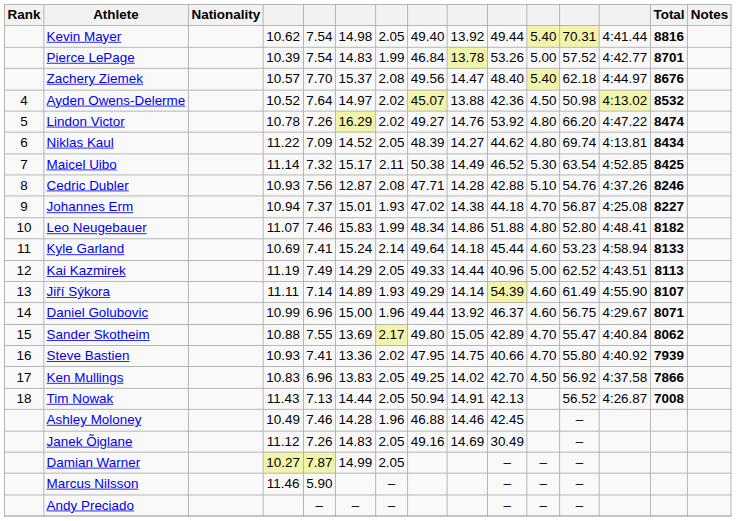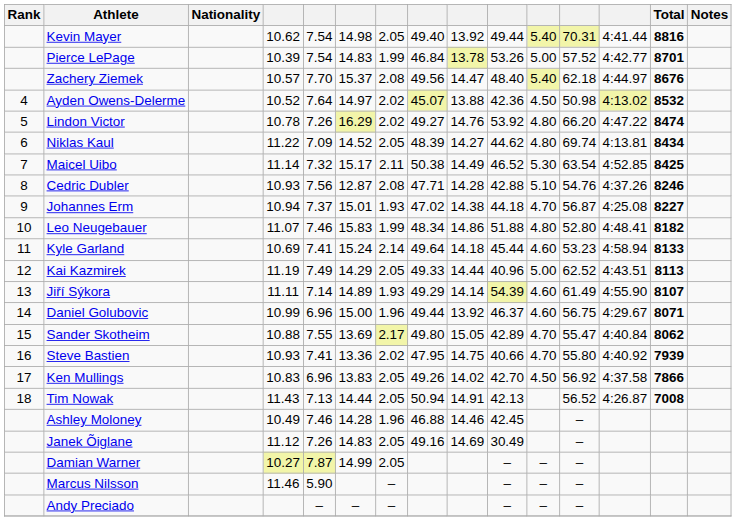(428, 377) 49.25 -> (428, 377) 49.26
